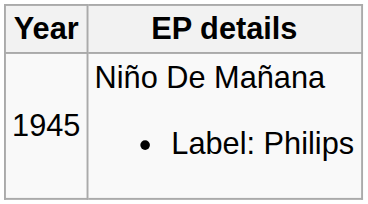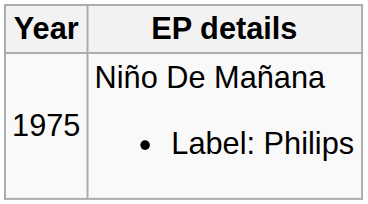(46, 125) 1945 -> (46, 125) 1975
